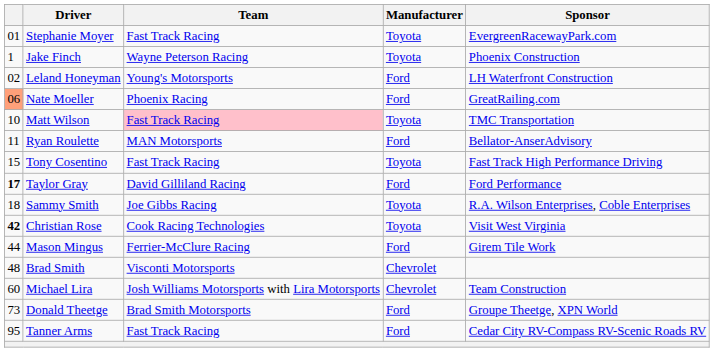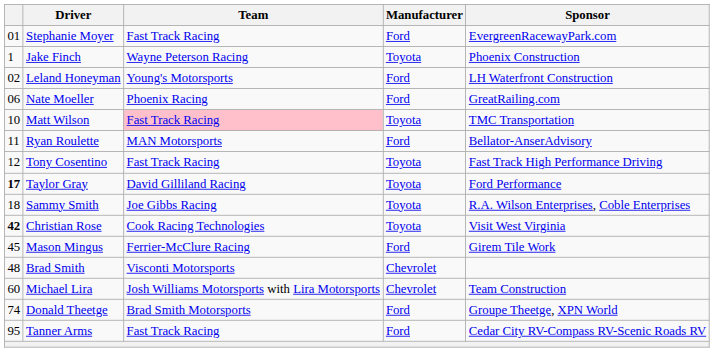(404, 36) Toyota -> (398, 36) Ford
(14, 99) lightsalmon background -> (14, 99) no background
(14, 162) 15 -> (14, 162) 12
(398, 183) Ford -> (404, 183) Toyota
(14, 246) 44 -> (14, 246) 45
(14, 309) 73 -> (14, 309) 74
